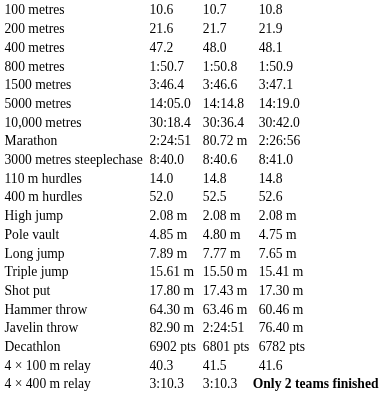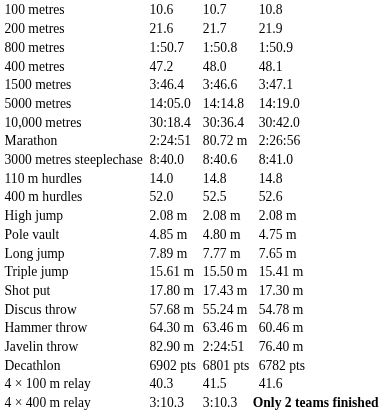rows swapped: (35, 47) <-> (35, 66)
+ row: (41, 309)
